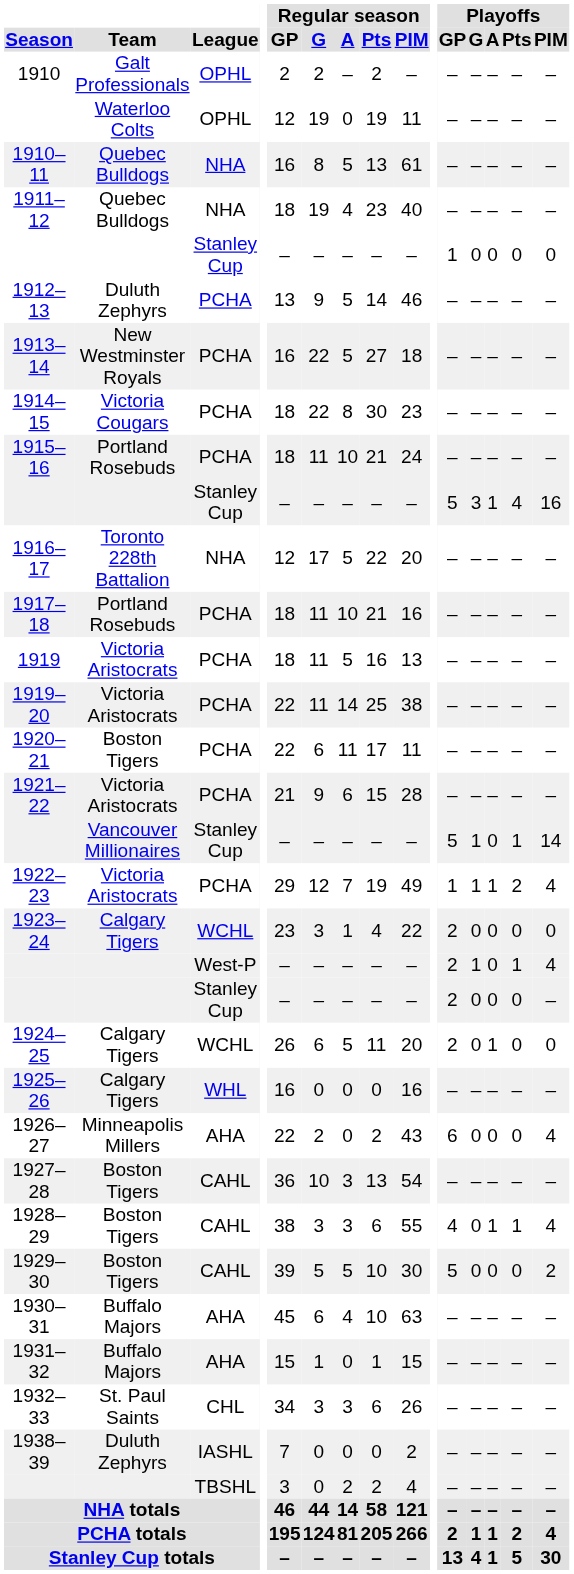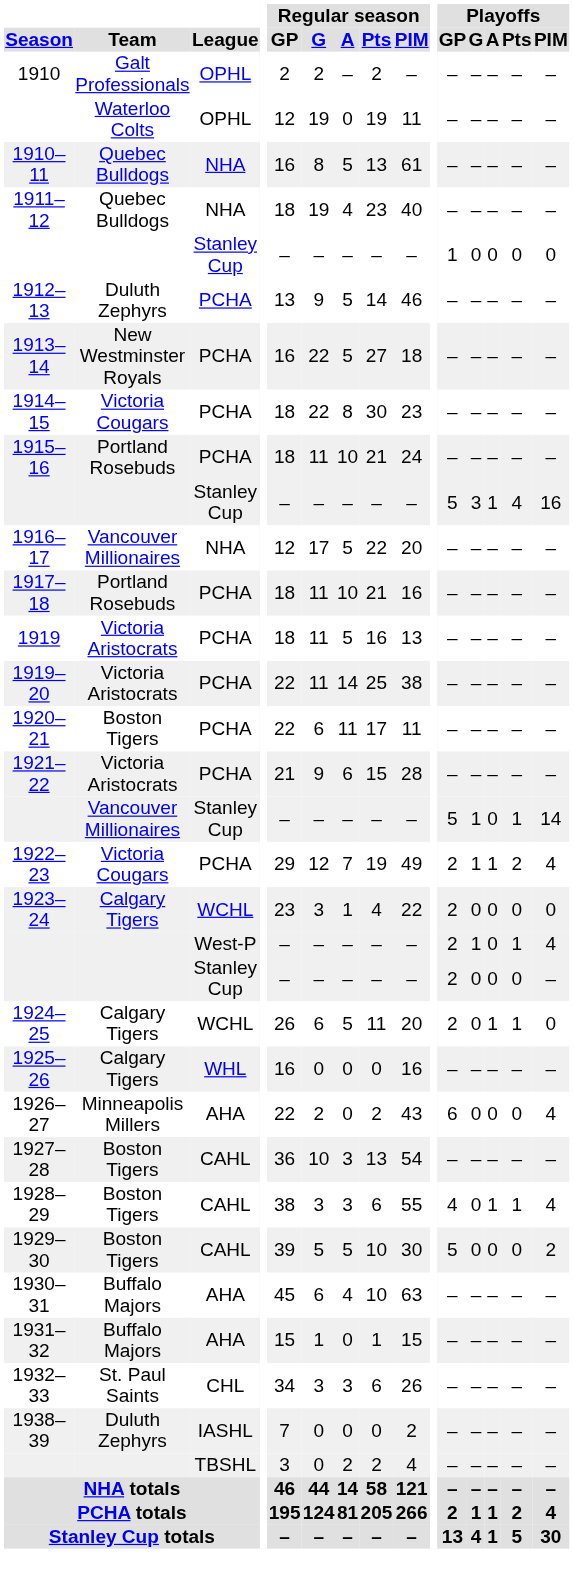(132, 558) Toronto 228th Battalion -> (132, 547) Vancouver Millionaires
(132, 885) Victoria Aristocrats -> (132, 864) Victoria Cougars
(452, 885) 1 -> (452, 864) 2
(517, 1045) 0 -> (517, 1023) 1
